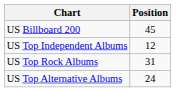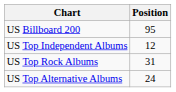(150, 29) 45 -> (150, 29) 95
